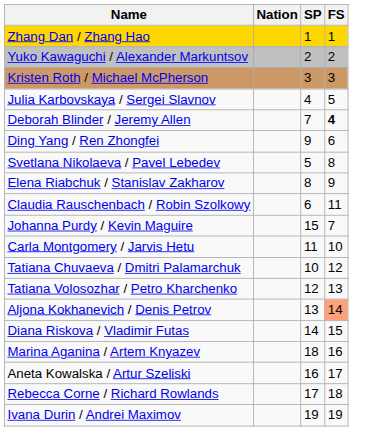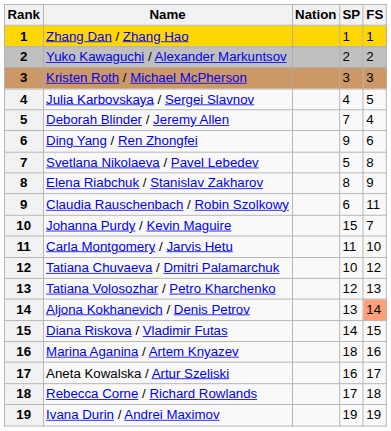+ column: (24, 15)
(331, 120) bold -> (370, 120) normal
